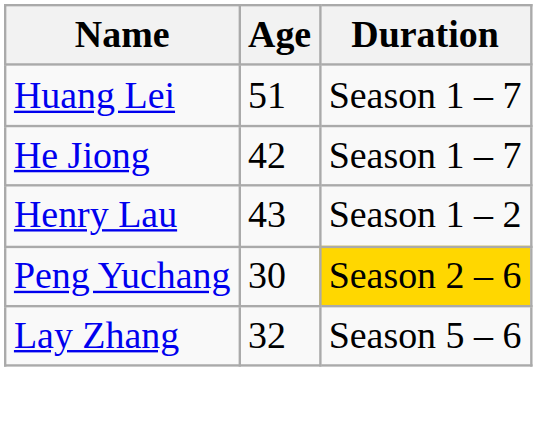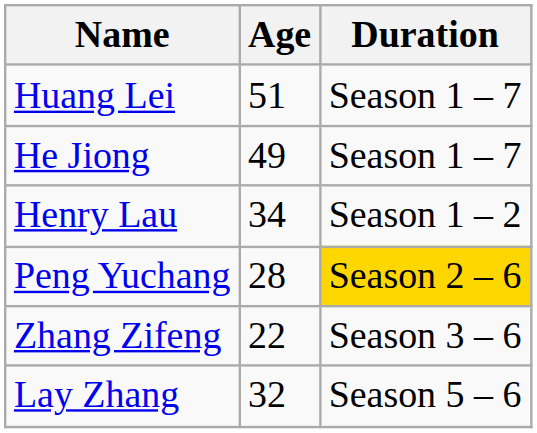(267, 154) 42 -> (267, 154) 49
(267, 214) 43 -> (267, 214) 34
(267, 275) 30 -> (267, 275) 28
+ row: (118, 335)
